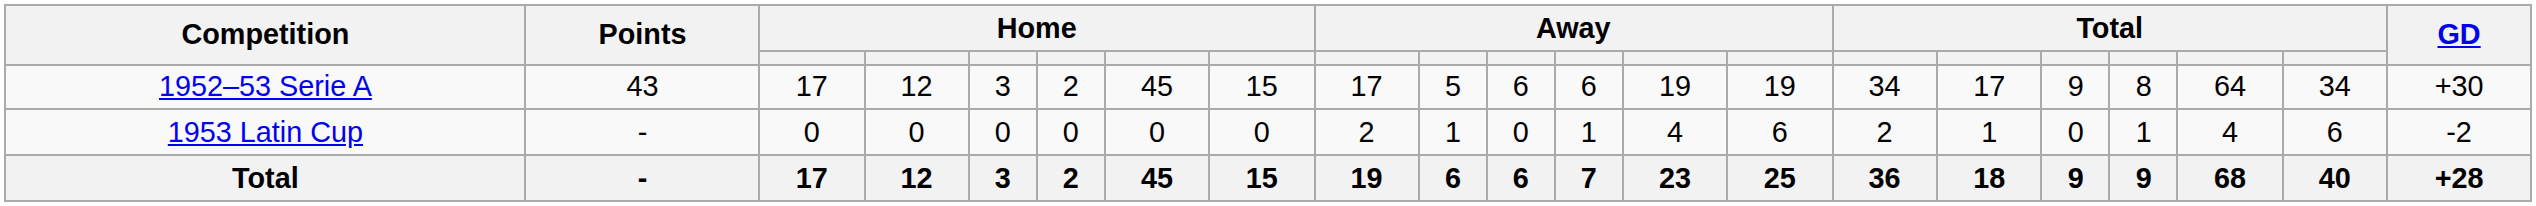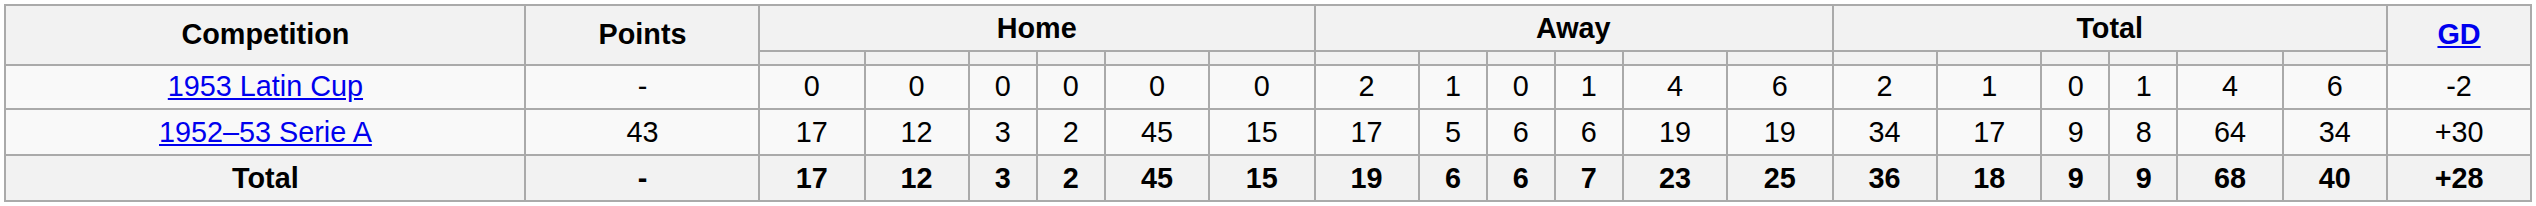rows swapped: (265, 87) <-> (265, 132)
